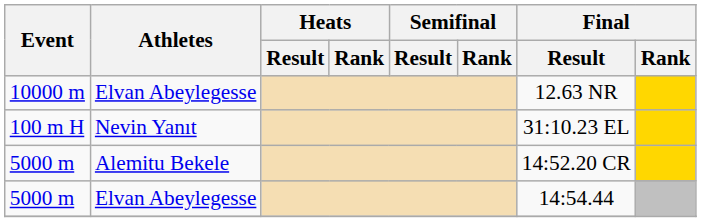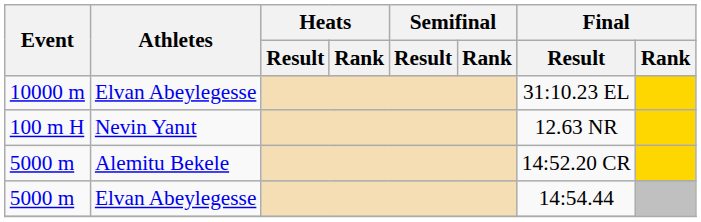(576, 92) 12.63 NR -> (576, 92) 31:10.23 EL
(576, 127) 31:10.23 EL -> (576, 127) 12.63 NR
